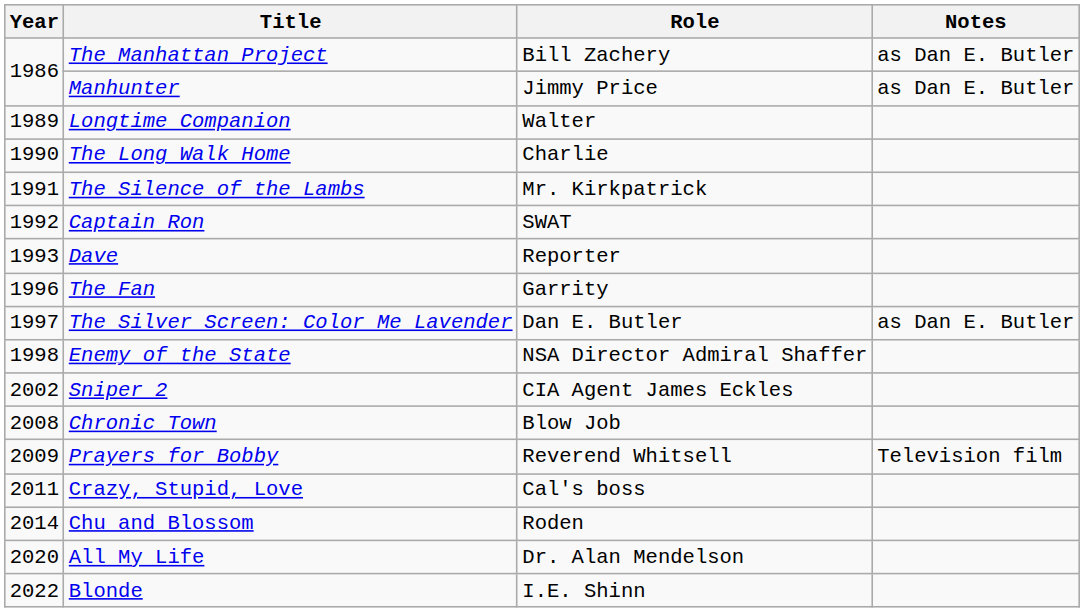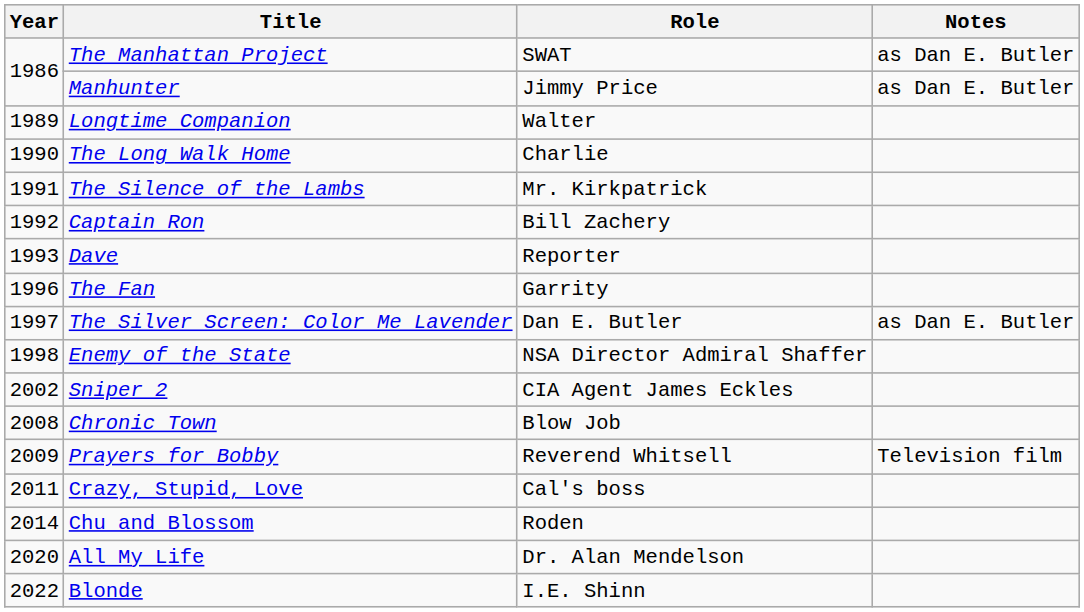(596, 55) Bill Zachery -> (547, 55) SWAT
(547, 222) SWAT -> (596, 222) Bill Zachery
